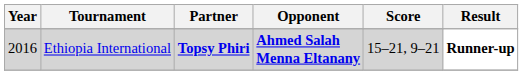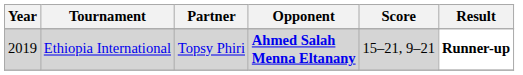(22, 49) 2016 -> (22, 49) 2019
(214, 49) bold -> (211, 49) normal
